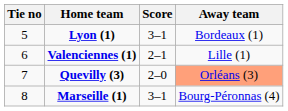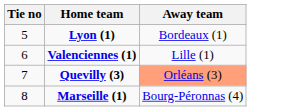- column: (157, 14)
